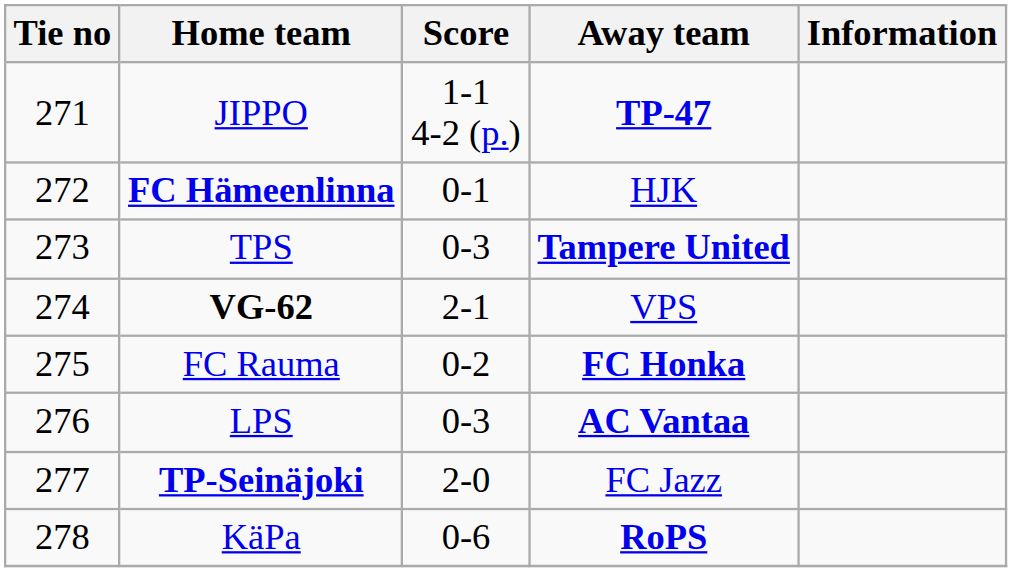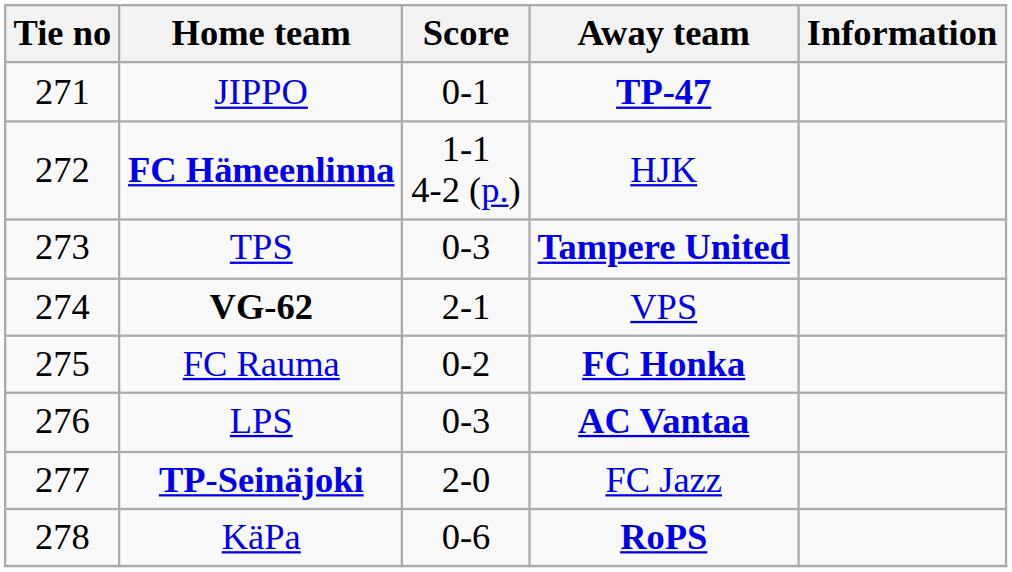(466, 111) 1-1 4-2 (p.) -> (466, 91) 0-1
(466, 190) 0-1 -> (466, 169) 1-1 4-2 (p.)
